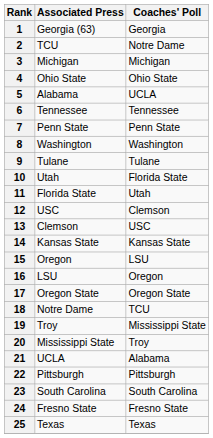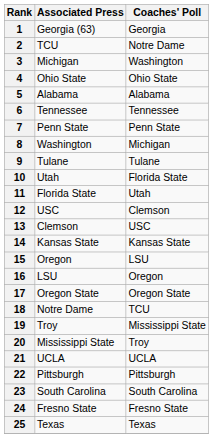(149, 62) Michigan -> (156, 62) Washington
(142, 95) UCLA -> (149, 95) Alabama
(156, 144) Washington -> (149, 144) Michigan
(149, 359) Alabama -> (142, 359) UCLA
